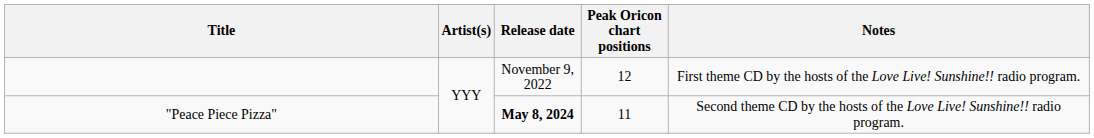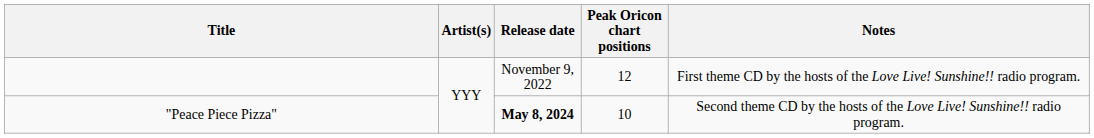(624, 114) 11 -> (624, 114) 10
